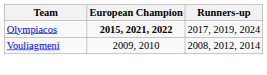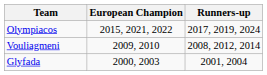(136, 29) bold -> (136, 29) normal
+ row: (23, 62)
